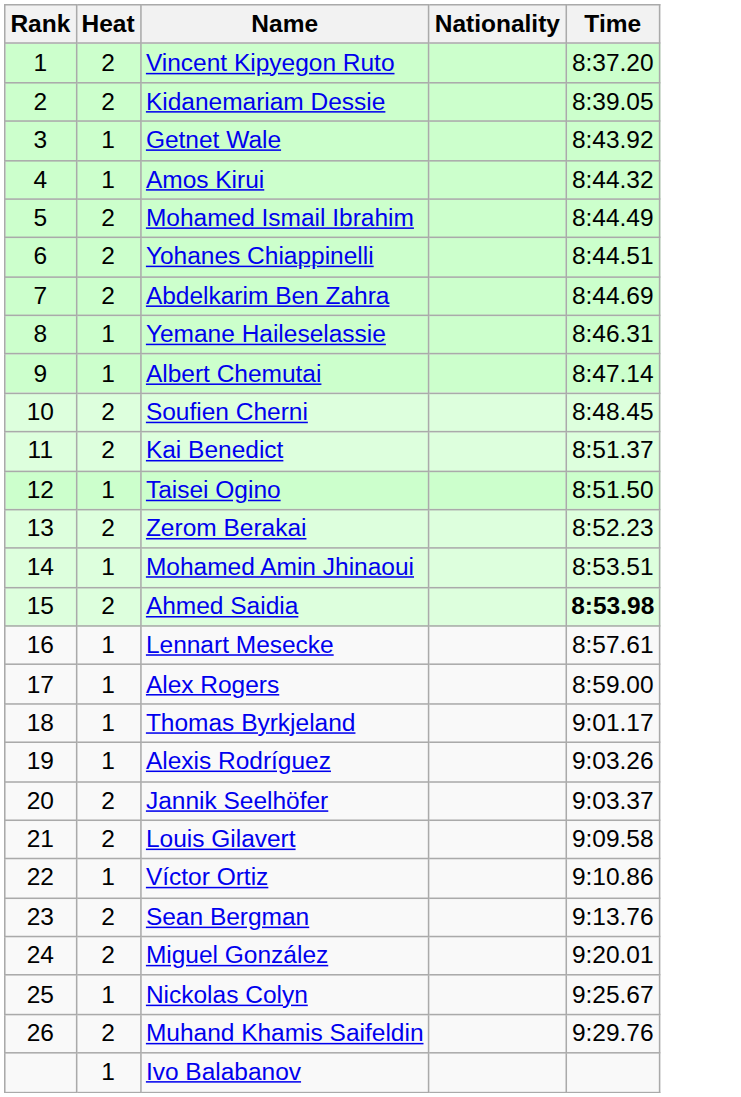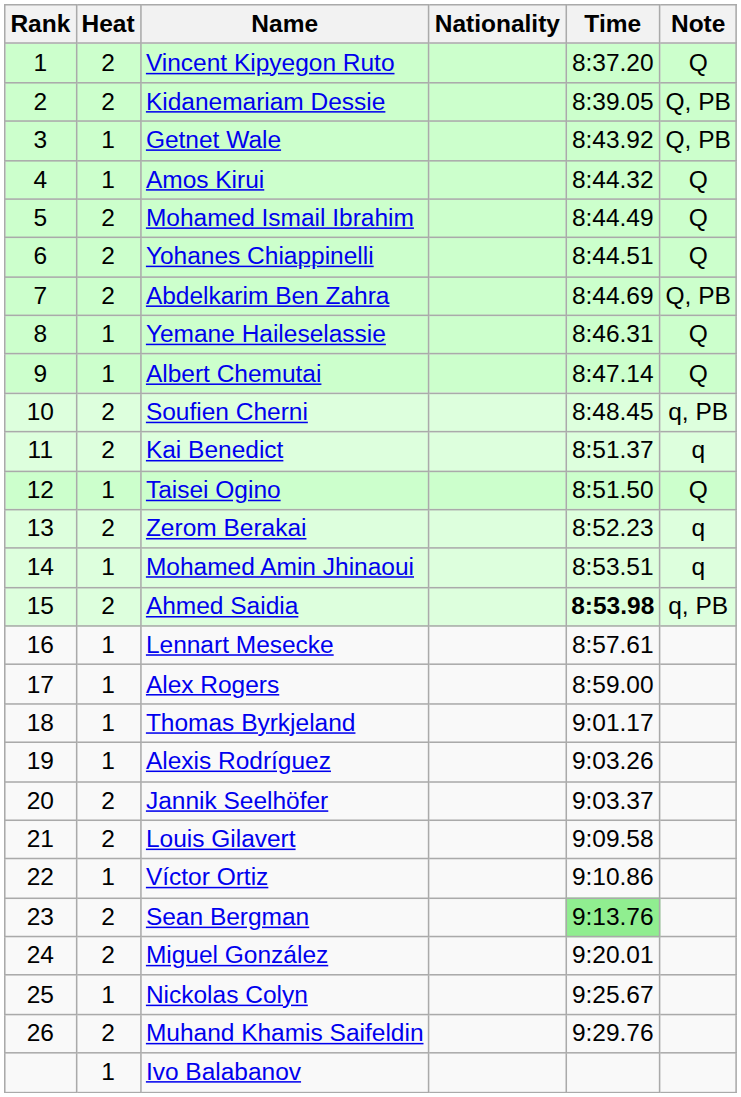+ column: (698, 23)
(613, 916) no background -> (613, 916) lightgreen background
